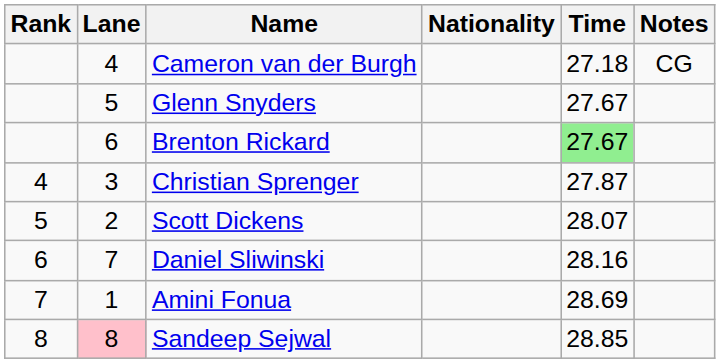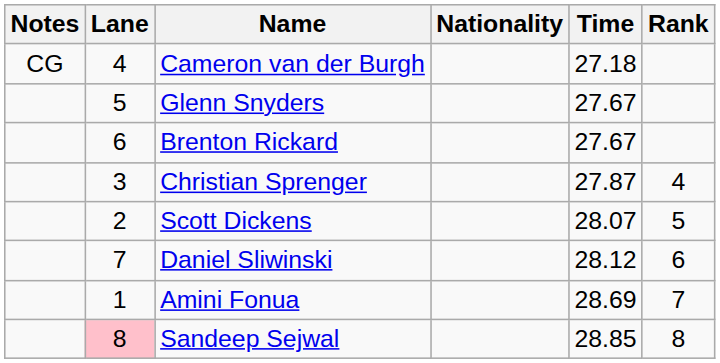columns swapped: (41, 24) <-> (674, 24)
(597, 142) lightgreen background -> (606, 142) no background
(597, 260) 28.16 -> (606, 260) 28.12
